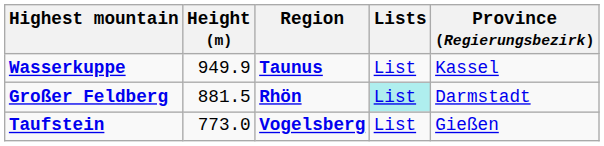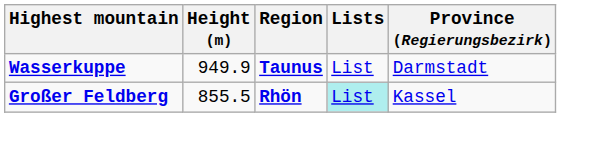(467, 68) Kassel -> (440, 68) Darmstadt
(224, 97) 881.5 -> (224, 97) 855.5
(483, 97) Darmstadt -> (425, 97) Kassel
- row: (57, 126)
